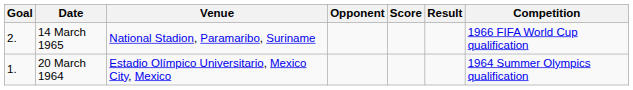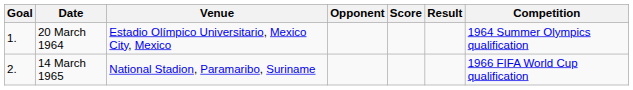rows swapped: (62, 69) <-> (62, 38)
